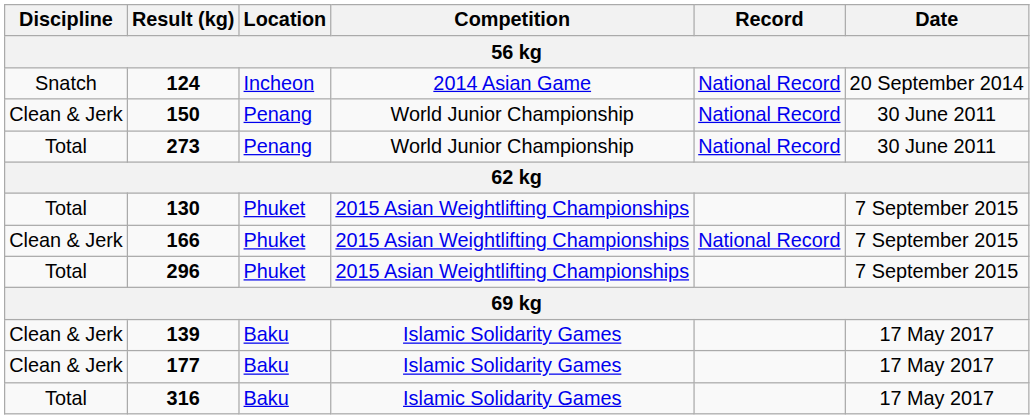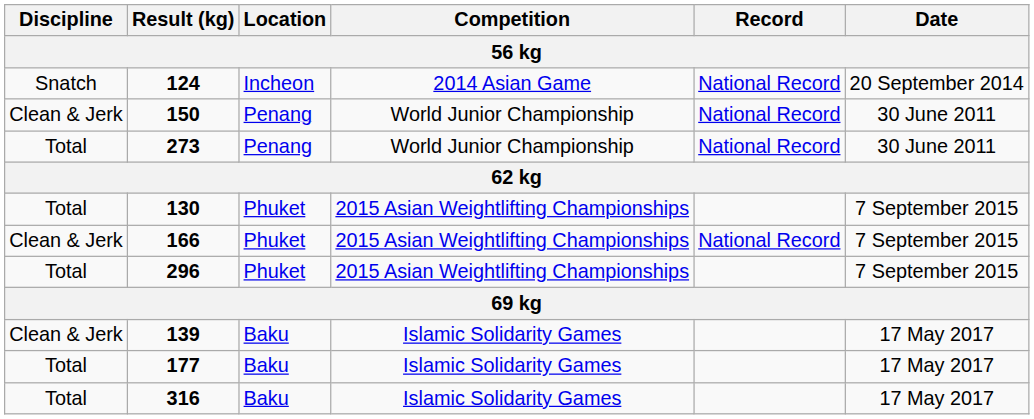(66, 366) Clean & Jerk -> (66, 366) Total
